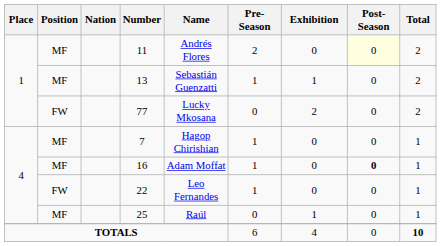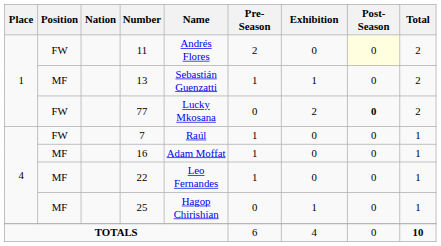(59, 50) MF -> (59, 50) FW
(374, 111) normal -> (374, 111) bold
(59, 142) MF -> (59, 135) FW
(196, 142) Hagop Chirishian -> (196, 135) Raúl
(374, 166) bold -> (374, 153) normal
(59, 190) FW -> (59, 177) MF
(196, 214) Raúl -> (196, 208) Hagop Chirishian
